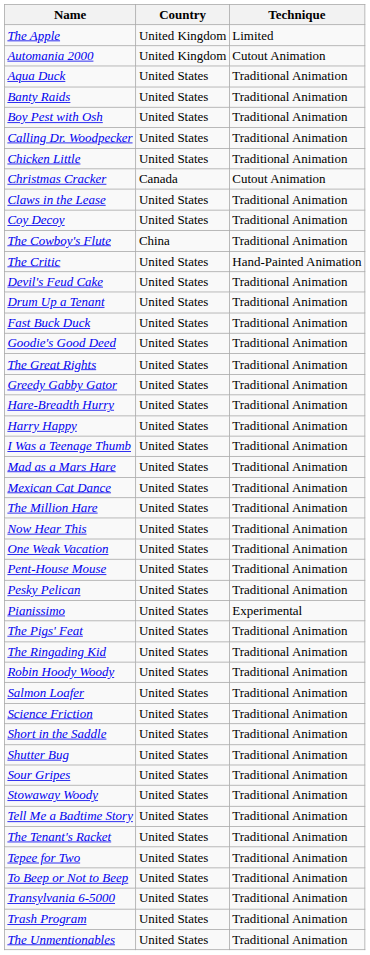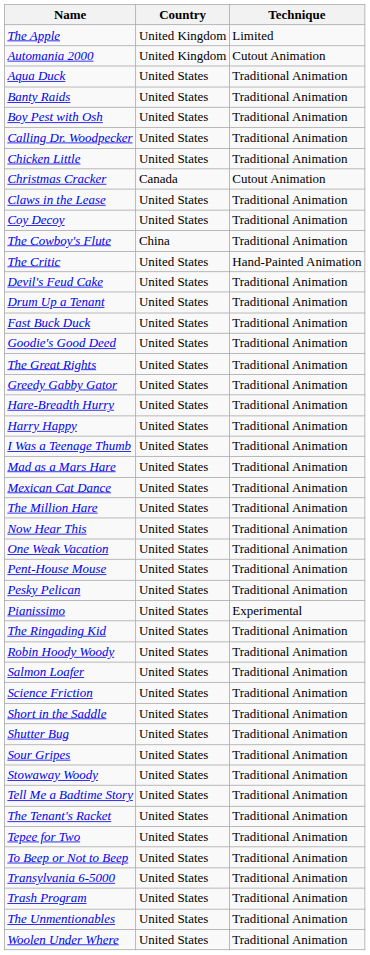- row: (45, 631)
+ row: (63, 939)
